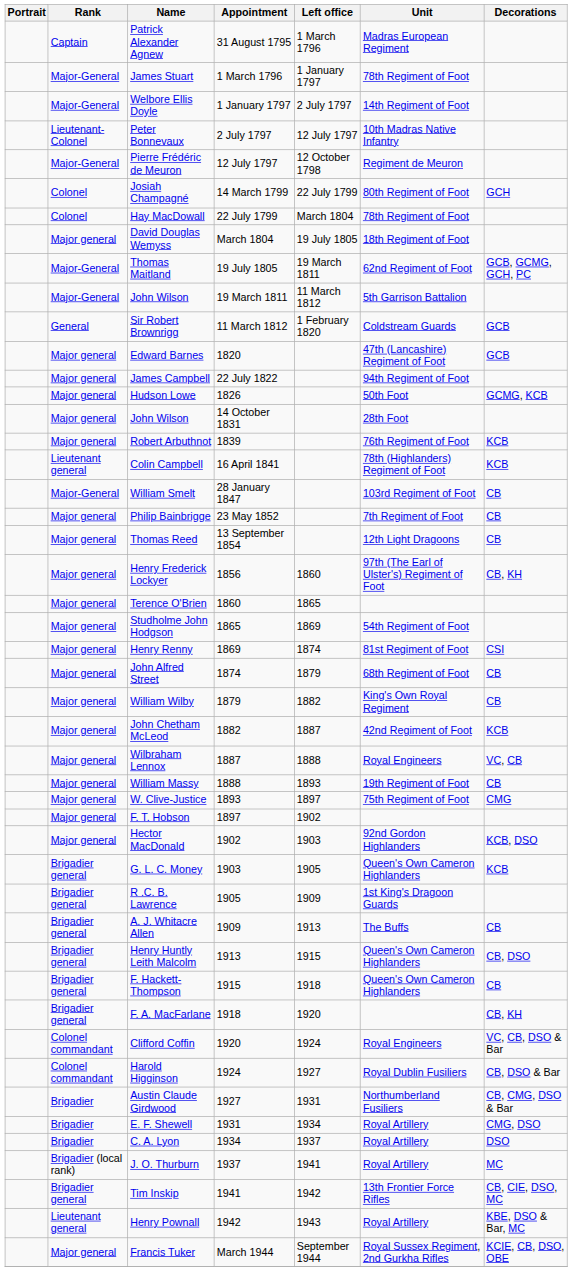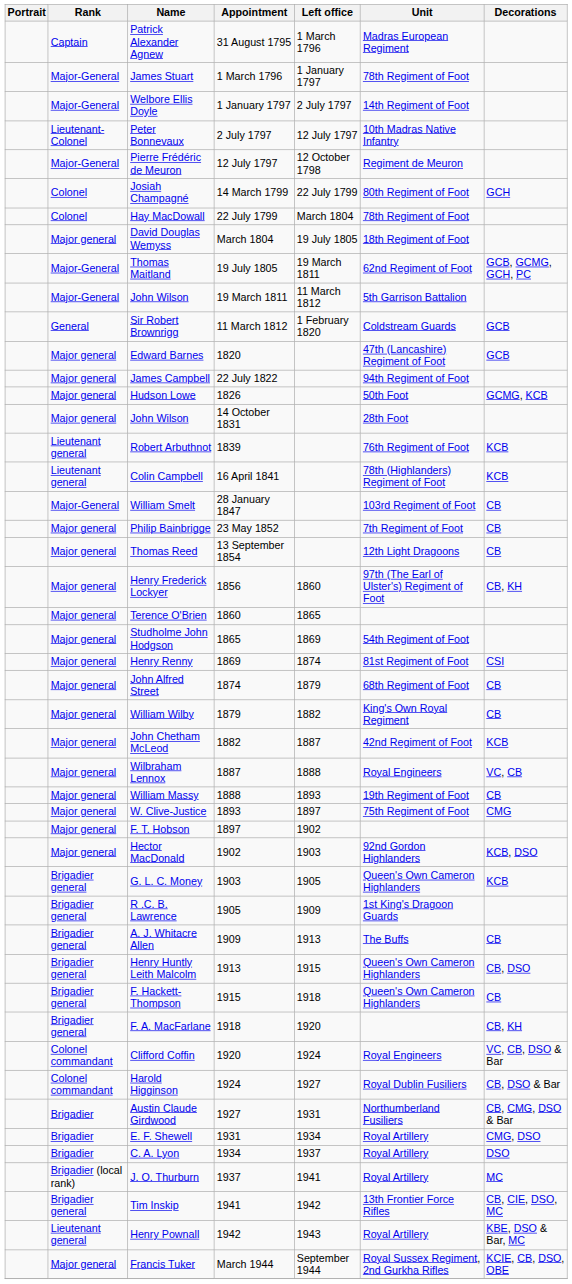(83, 441) Major general -> (76, 447) Lieutenant general
